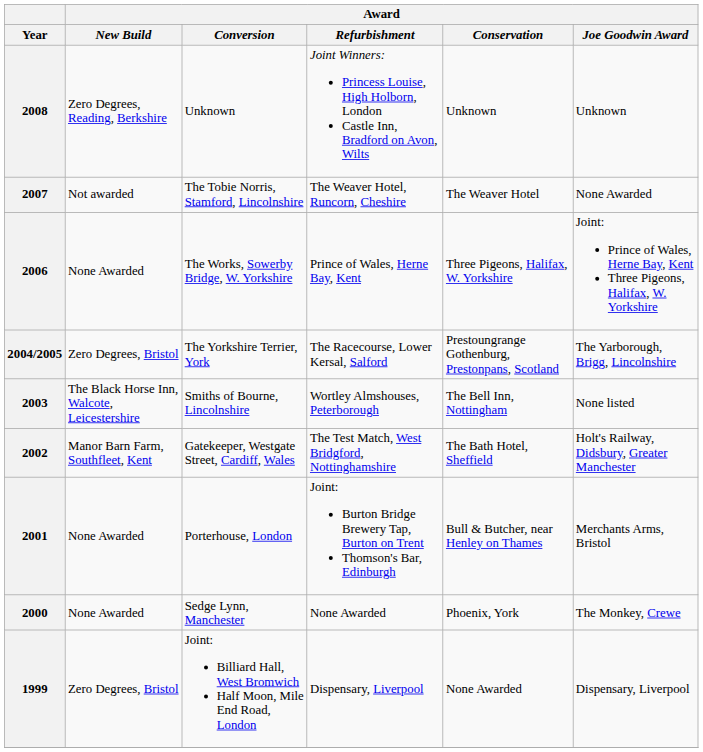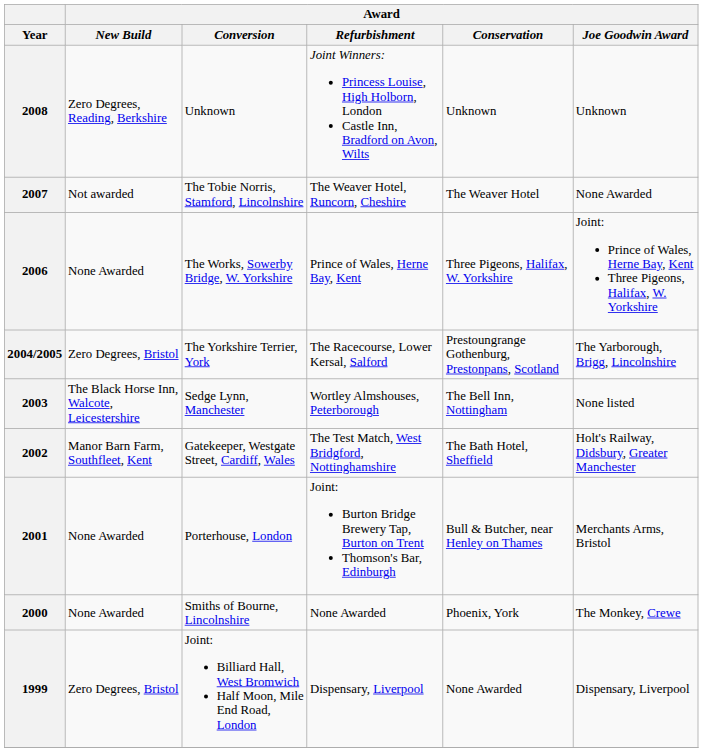(231, 403) Smiths of Bourne, Lincolnshire -> (217, 403) Sedge Lynn, Manchester
(217, 612) Sedge Lynn, Manchester -> (231, 612) Smiths of Bourne, Lincolnshire
